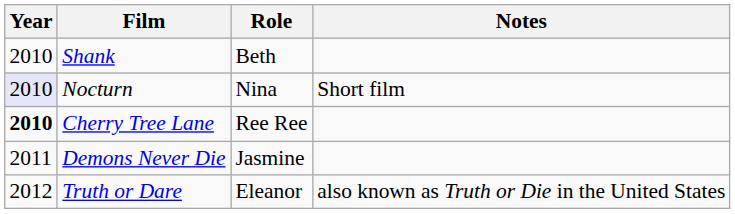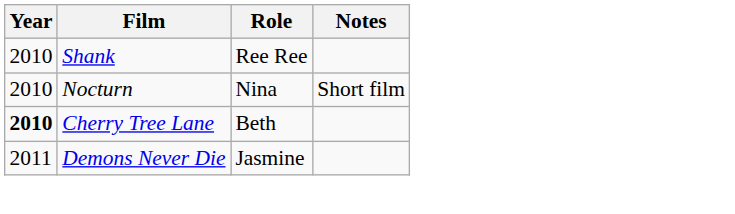(256, 55) Beth -> (271, 55) Ree Ree
(31, 89) lavender background -> (31, 89) no background
(271, 123) Ree Ree -> (256, 123) Beth
- row: (122, 191)
